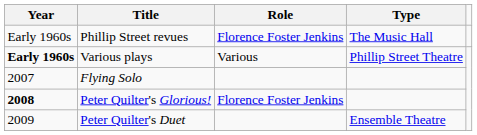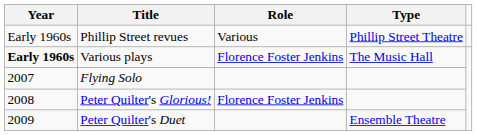(280, 36) Florence Foster Jenkins -> (238, 36) Various
(391, 36) The Music Hall -> (406, 36) Phillip Street Theatre
(238, 57) Various -> (280, 57) Florence Foster Jenkins
(406, 57) Phillip Street Theatre -> (391, 57) The Music Hall
(21, 99) bold -> (21, 99) normal
